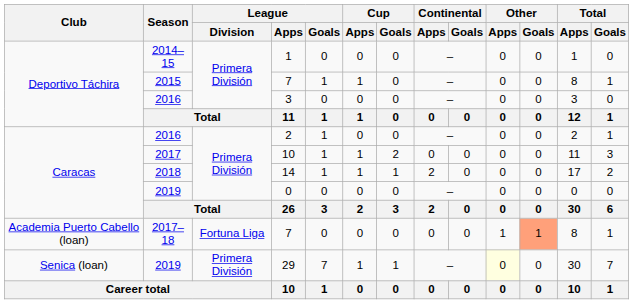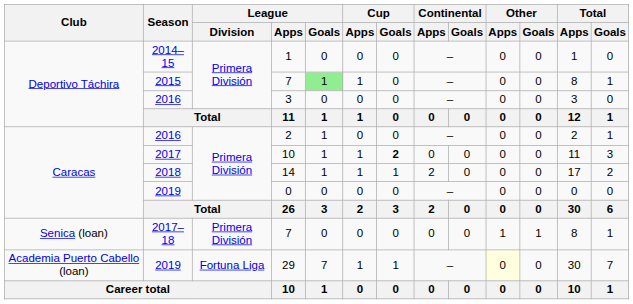(324, 81) no background -> (324, 81) lightgreen background
(396, 154) normal -> (396, 154) bold
(74, 234) Academia Puerto Cabello (loan) -> (74, 234) Senica (loan)
(232, 234) Fortuna Liga -> (232, 234) Primera División
(538, 234) lightsalmon background -> (538, 234) no background
(74, 265) Senica (loan) -> (74, 265) Academia Puerto Cabello (loan)
(232, 265) Primera División -> (232, 265) Fortuna Liga
